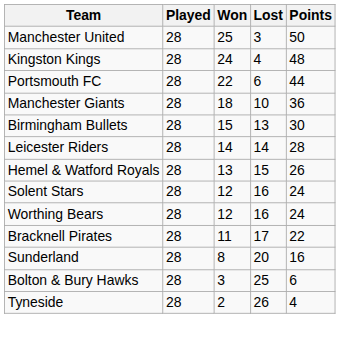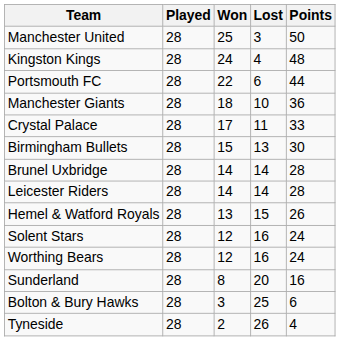+ row: (53, 125)
+ row: (58, 170)
- row: (60, 236)
